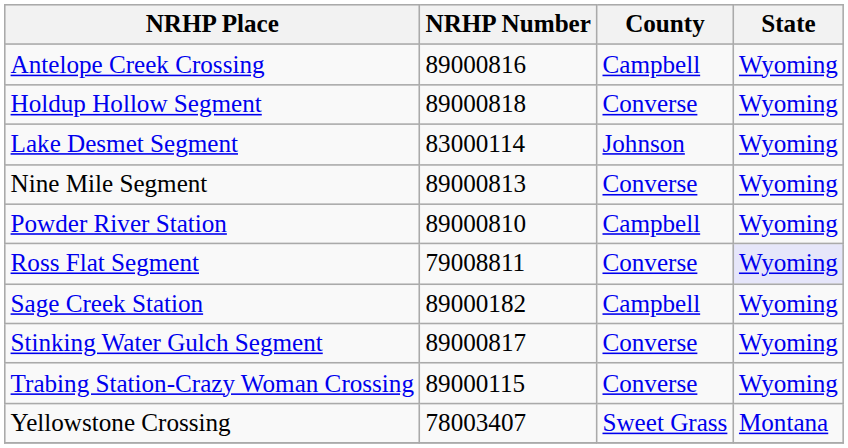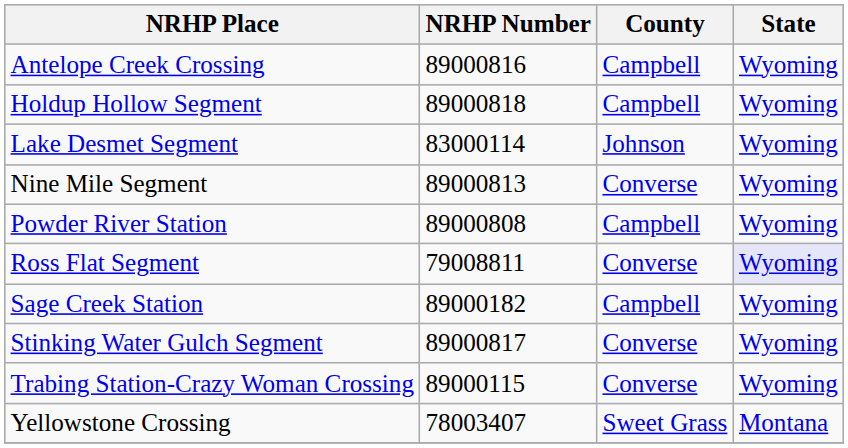(650, 104) Converse -> (651, 104) Campbell
(476, 223) 89000810 -> (476, 223) 89000808
